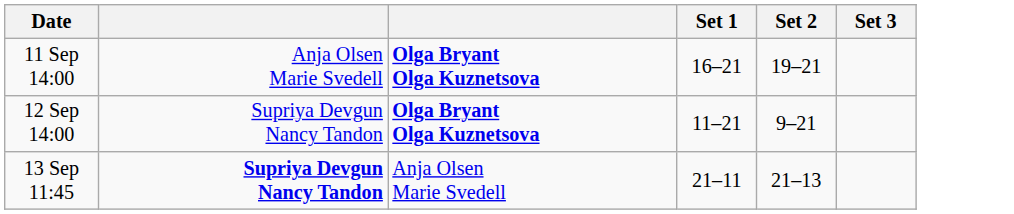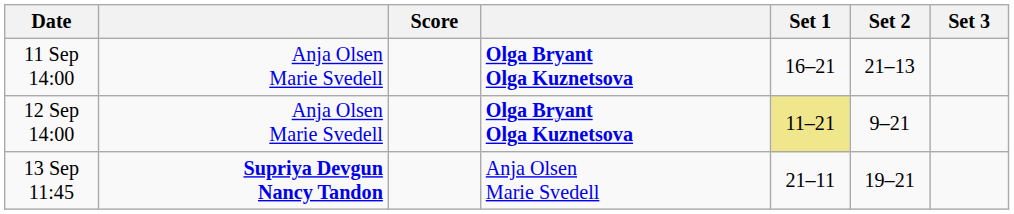+ column: (434, 21)
(796, 66) 19–21 -> (890, 66) 21–13
(317, 123) Supriya Devgun Nancy Tandon -> (326, 123) Anja Olsen Marie Svedell
(717, 123) no background -> (810, 123) khaki background
(796, 180) 21–13 -> (890, 180) 19–21
